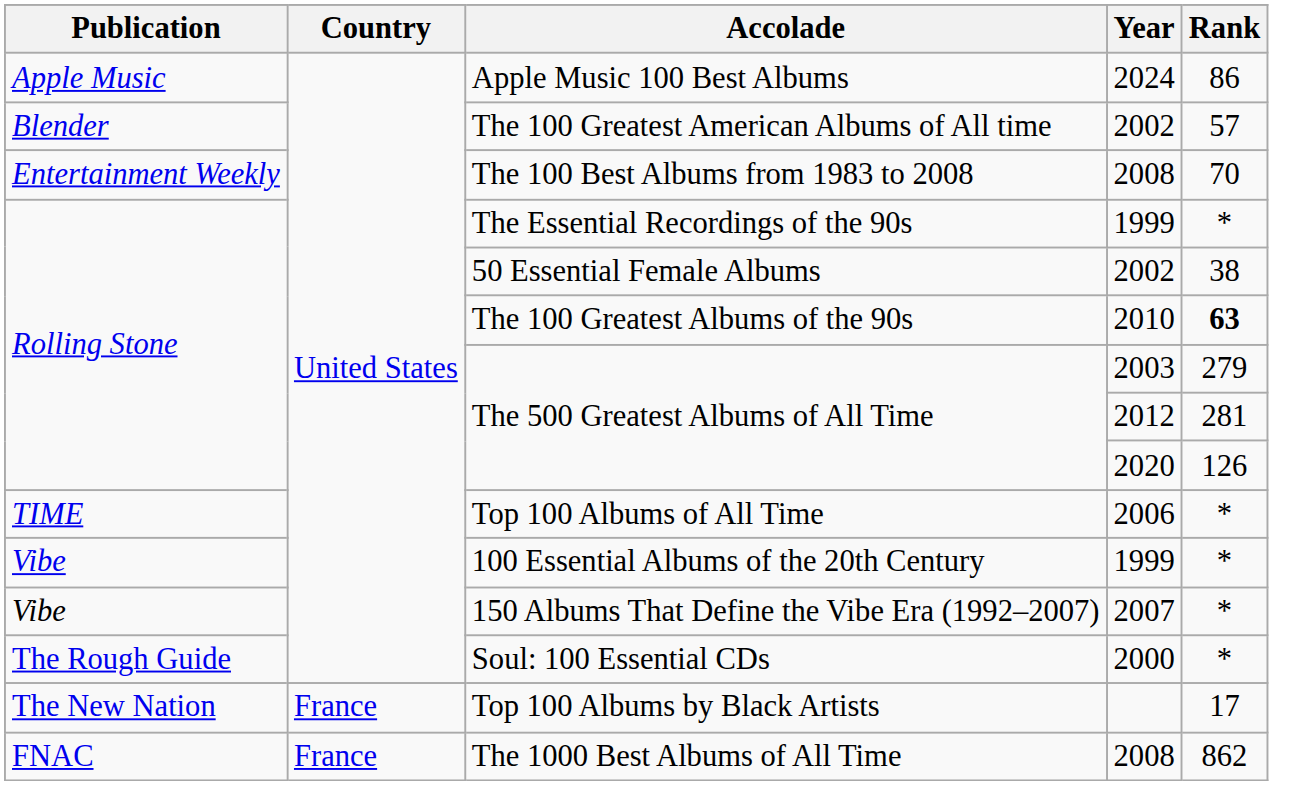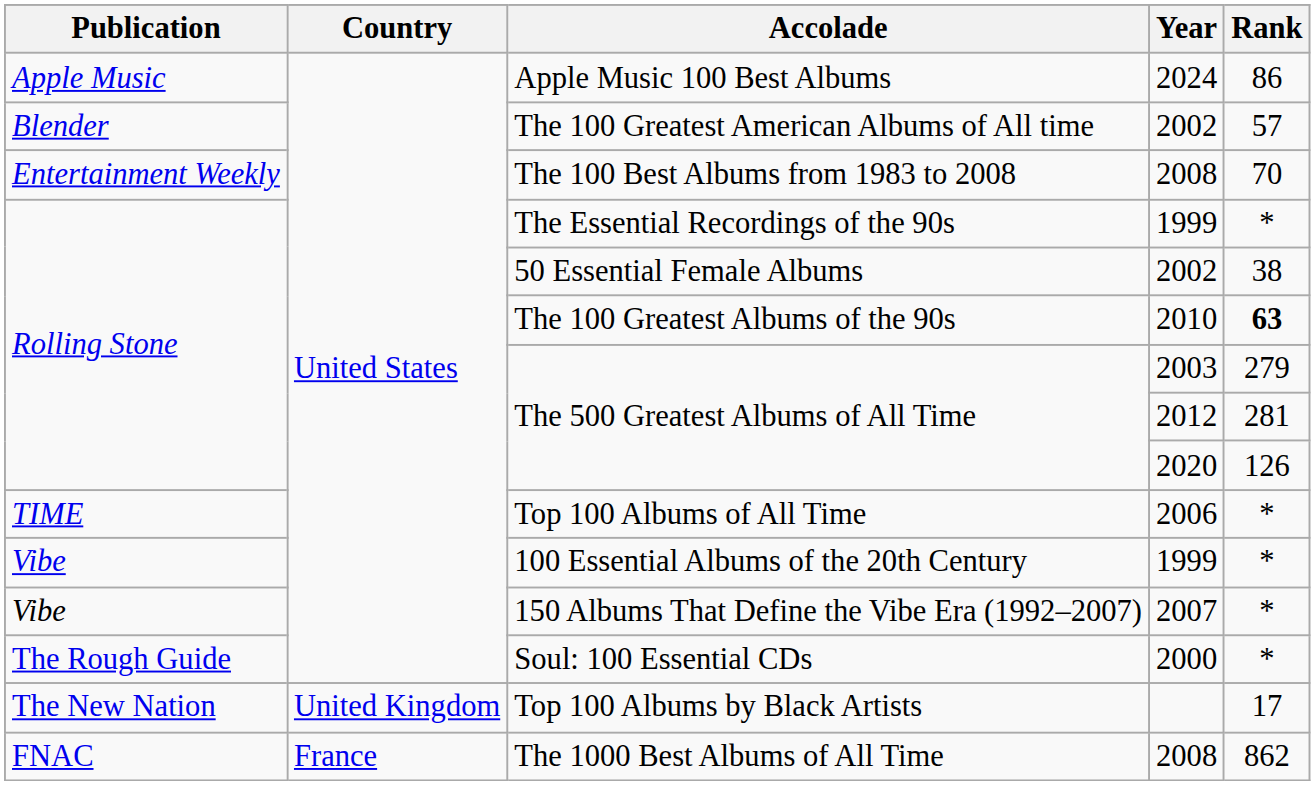(336, 707) France -> (397, 707) United Kingdom
